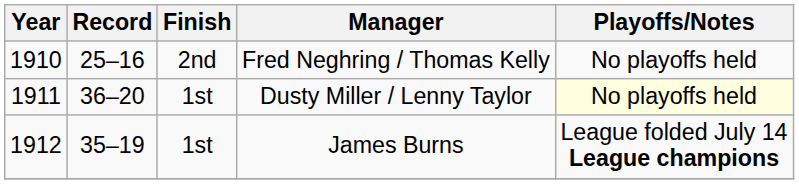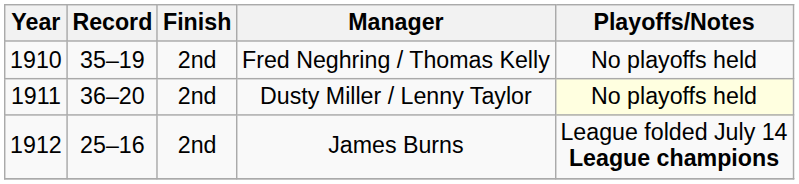(112, 59) 25–16 -> (112, 59) 35–19
(197, 96) 1st -> (197, 96) 2nd
(112, 146) 35–19 -> (112, 146) 25–16
(197, 146) 1st -> (197, 146) 2nd
